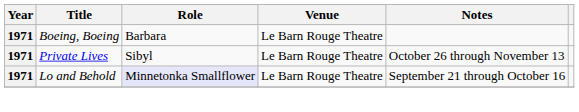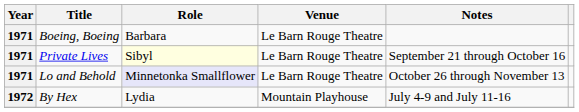(139, 55) no background -> (139, 55) lightyellow background
(477, 55) October 26 through November 13 -> (477, 55) September 21 through October 16
(477, 76) September 21 through October 16 -> (477, 76) October 26 through November 13
+ row: (58, 96)
